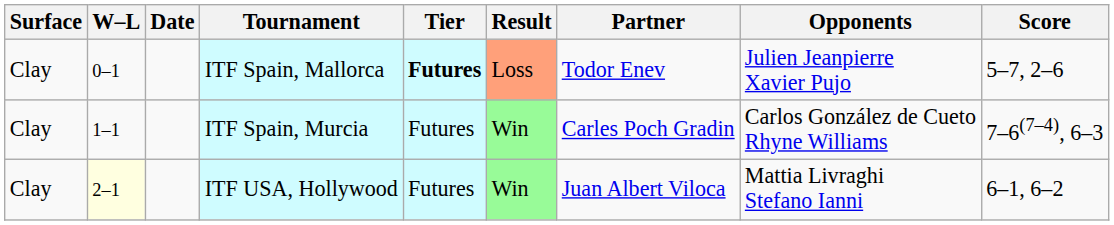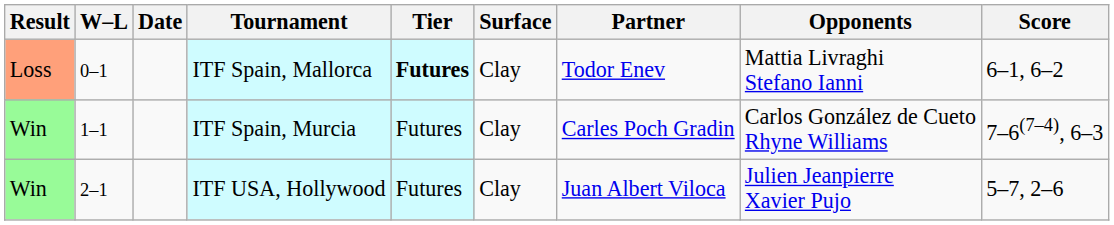columns swapped: (521, 22) <-> (46, 22)
(819, 69) Julien Jeanpierre Xavier Pujo -> (814, 69) Mattia Livraghi Stefano Ianni
(1025, 69) 5–7, 2–6 -> (1025, 69) 6–1, 6–2
(106, 190) lightyellow background -> (94, 190) no background
(814, 189) Mattia Livraghi Stefano Ianni -> (819, 189) Julien Jeanpierre Xavier Pujo
(1025, 189) 6–1, 6–2 -> (1025, 189) 5–7, 2–6
